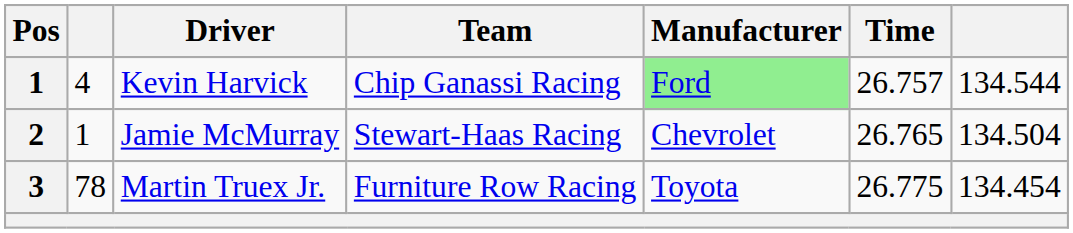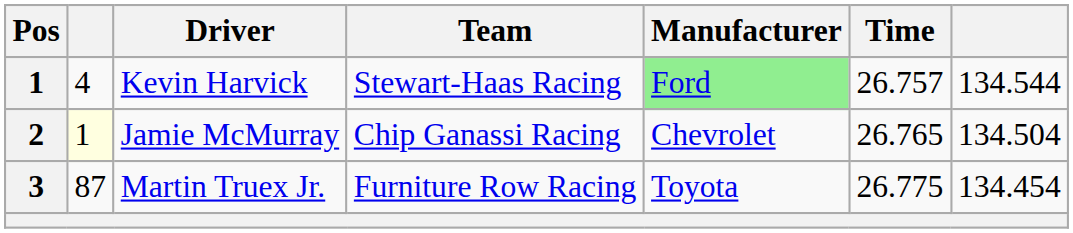(487, 82) Chip Ganassi Racing -> (488, 82) Stewart-Haas Racing
(82, 135) no background -> (82, 135) lightyellow background
(488, 135) Stewart-Haas Racing -> (487, 135) Chip Ganassi Racing
(90, 187) 78 -> (90, 187) 87
